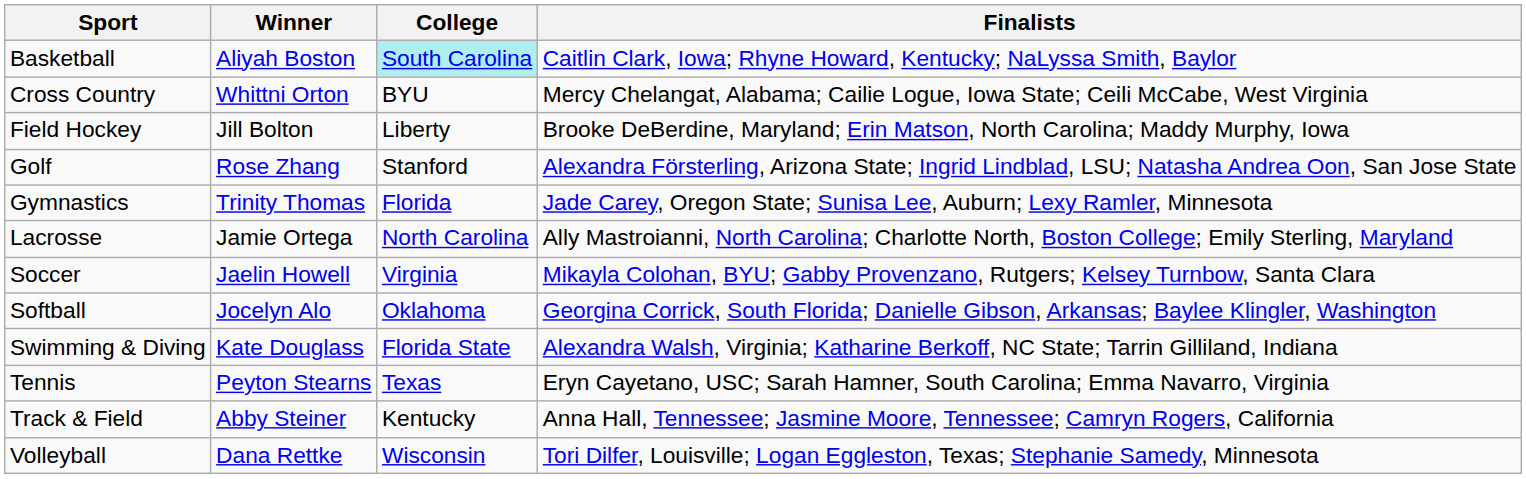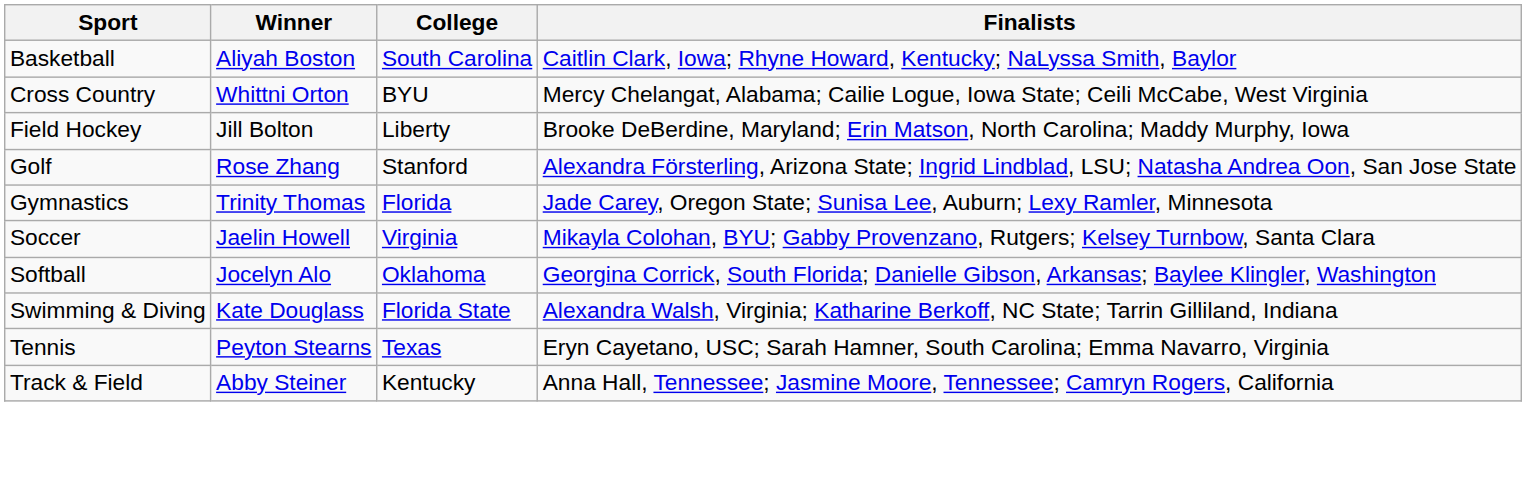(457, 58) paleturquoise background -> (457, 58) no background
- row: (56, 238)
- row: (58, 454)
